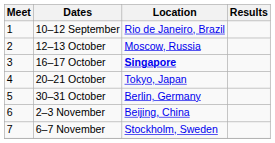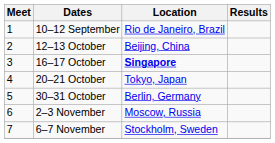(163, 46) Moscow, Russia -> (157, 46) Beijing, China
(157, 113) Beijing, China -> (163, 113) Moscow, Russia
